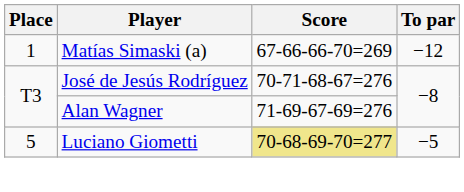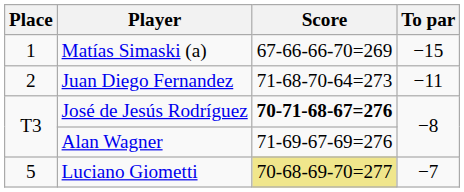(428, 50) −12 -> (428, 50) −15
+ row: (147, 80)
(324, 80) normal -> (324, 111) bold
(428, 141) −5 -> (428, 171) −7
